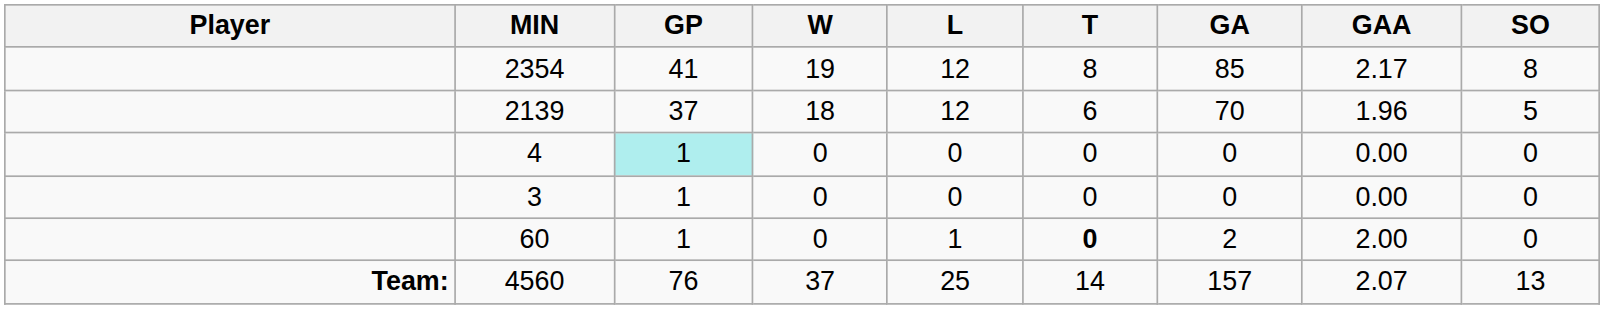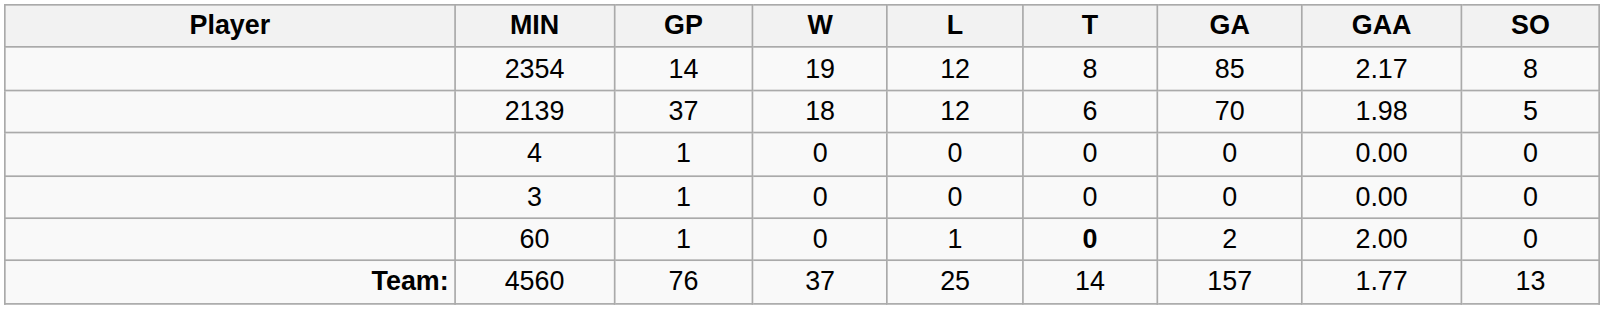(683, 68) 41 -> (683, 68) 14
(1382, 111) 1.96 -> (1382, 111) 1.98
(683, 153) paleturquoise background -> (683, 153) no background
(1382, 281) 2.07 -> (1382, 281) 1.77
